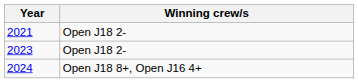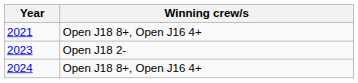(94, 31) Open J18 2- -> (132, 31) Open J18 8+, Open J16 4+
